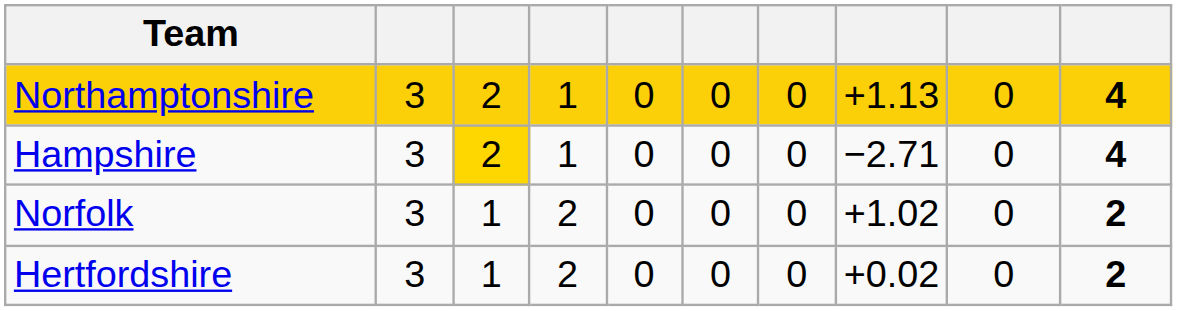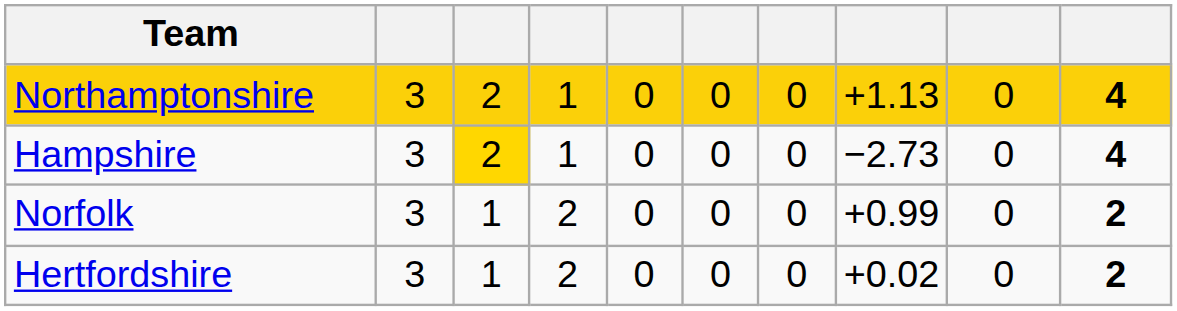(891, 154) −2.71 -> (891, 154) −2.73
(891, 214) +1.02 -> (891, 214) +0.99
